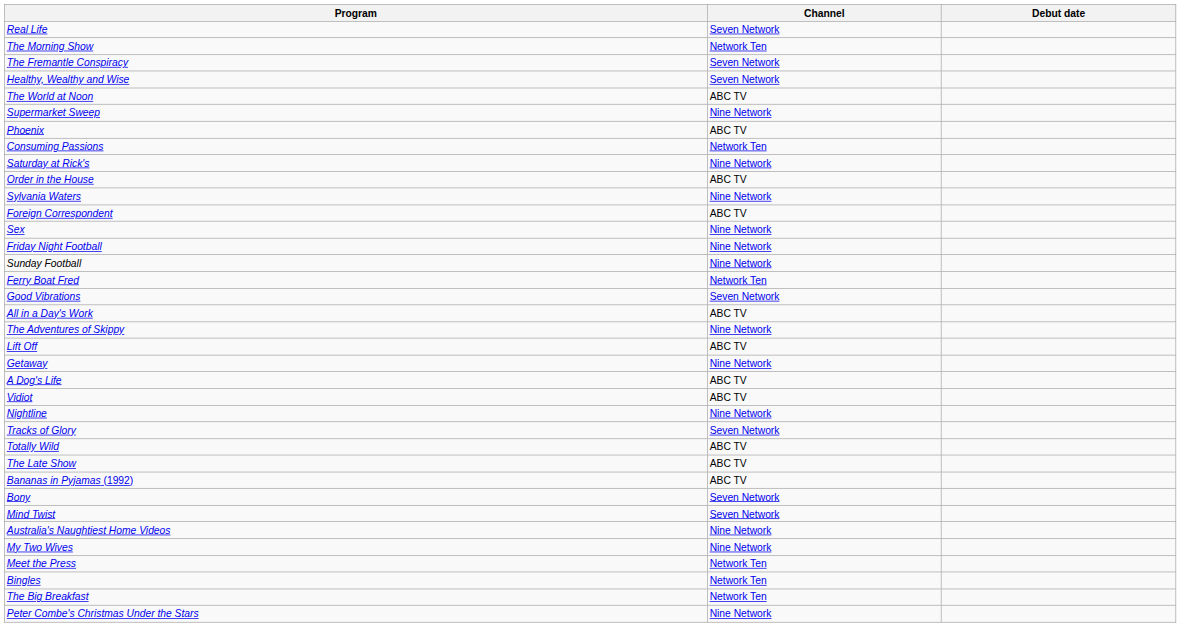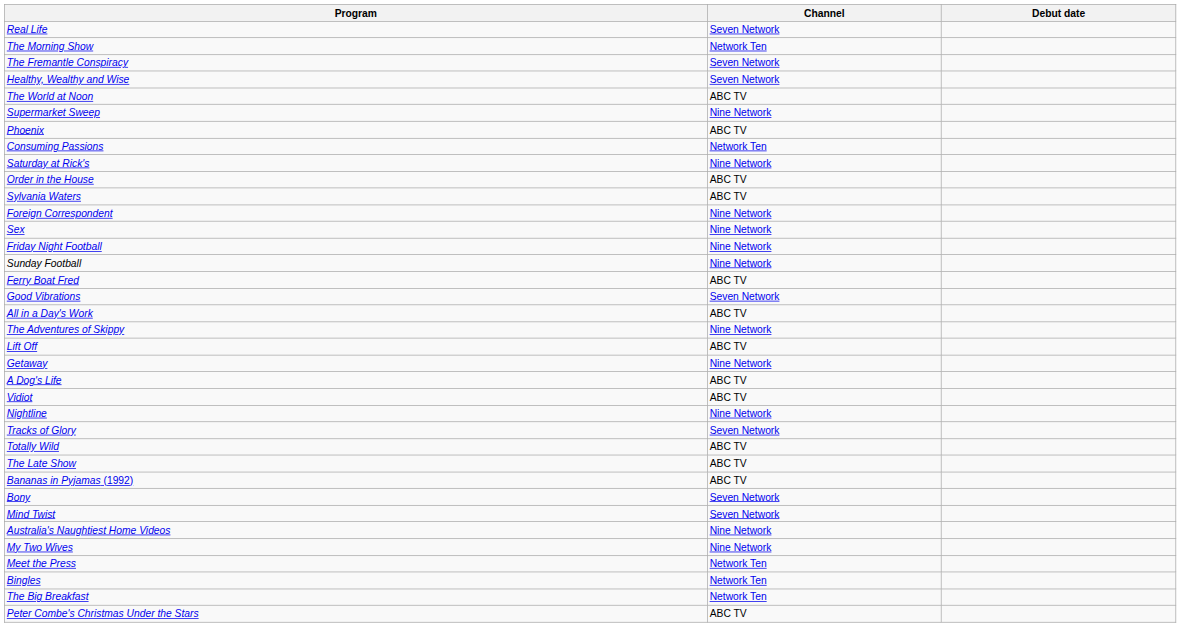(741, 196) Nine Network -> (728, 196) ABC TV
(728, 213) ABC TV -> (741, 213) Nine Network
(738, 280) Network Ten -> (728, 280) ABC TV
(741, 614) Nine Network -> (728, 614) ABC TV
